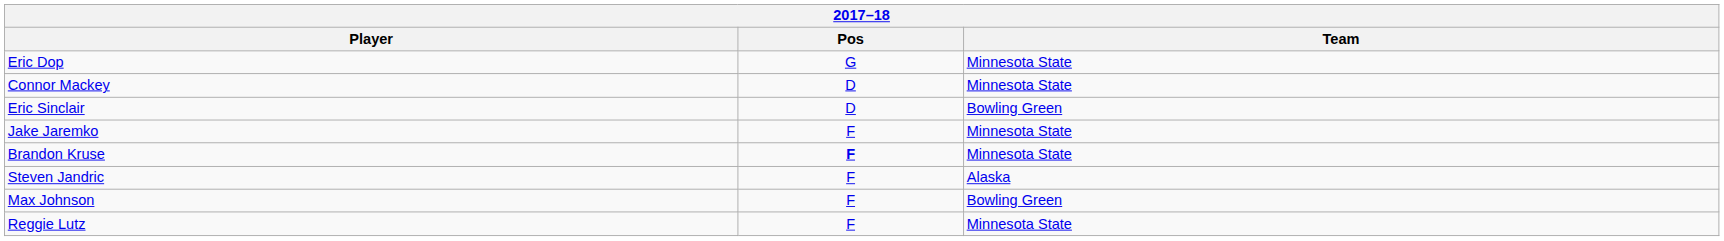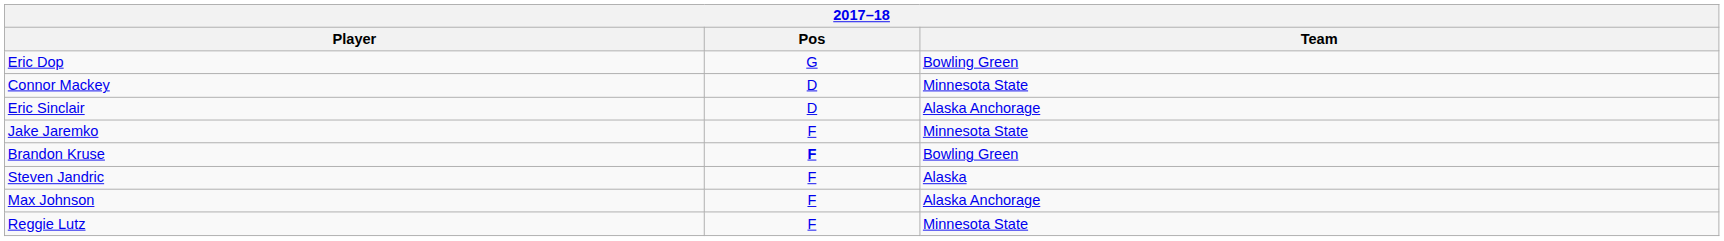(1019, 62) Minnesota State -> (971, 62) Bowling Green
(1014, 108) Bowling Green -> (982, 108) Alaska Anchorage
(1019, 154) Minnesota State -> (971, 154) Bowling Green
(1014, 200) Bowling Green -> (982, 200) Alaska Anchorage
